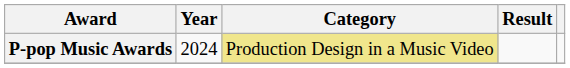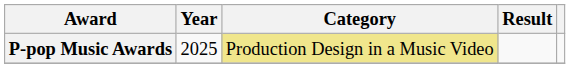(199, 48) 2024 -> (199, 48) 2025
